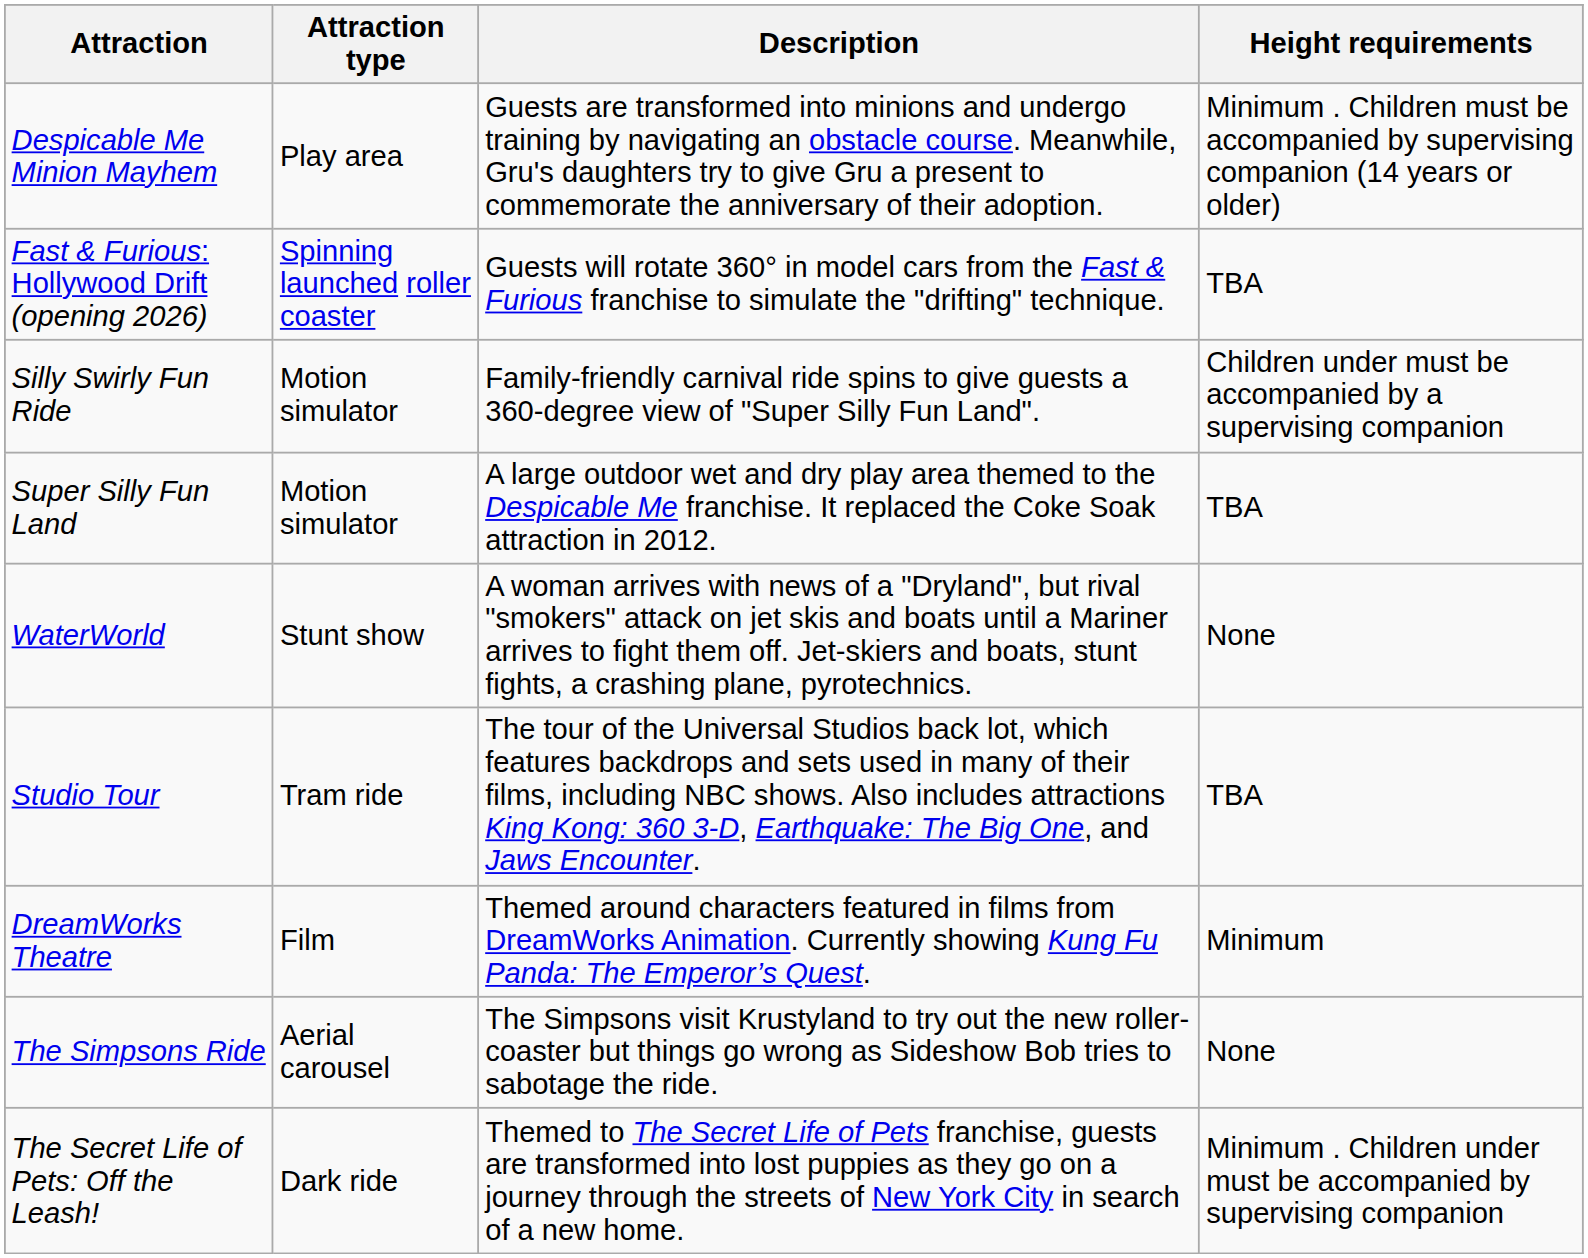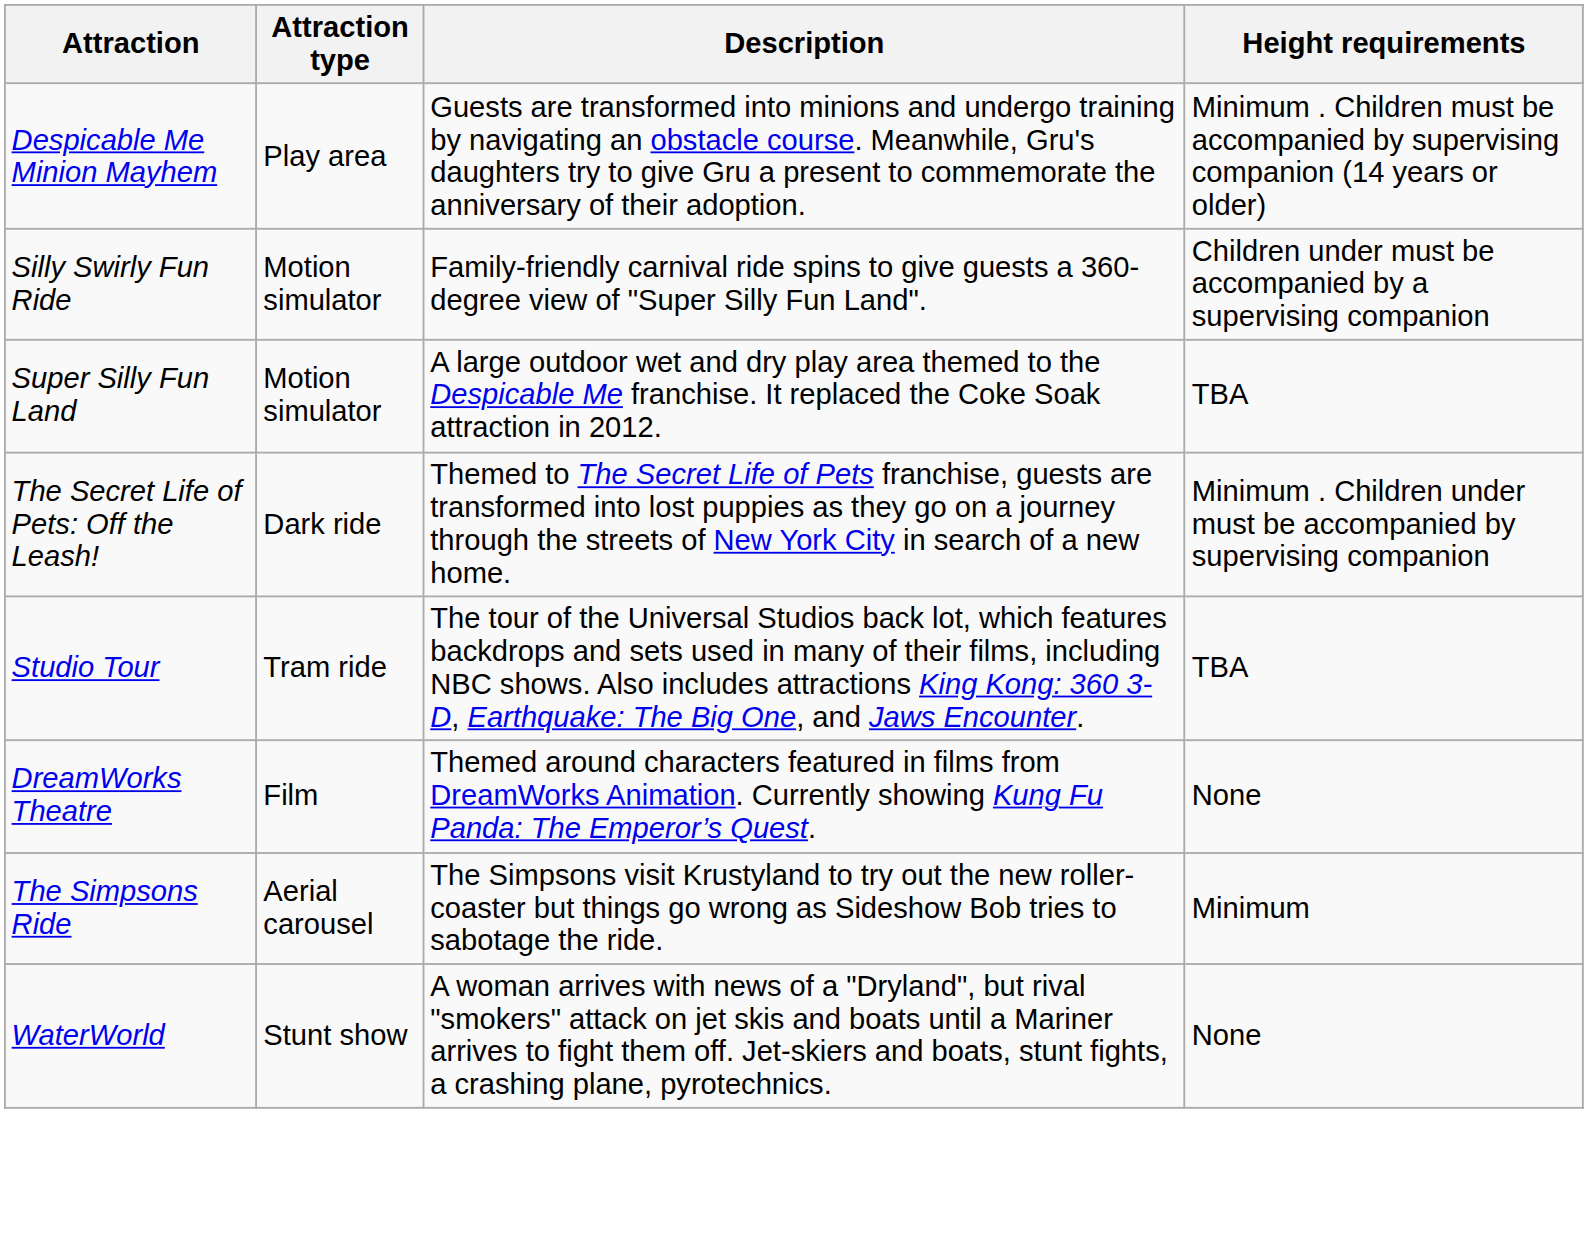- row: (110, 283)
rows swapped: (127, 1180) <-> (88, 635)
(1265, 940) Minimum -> (1227, 796) None
(1241, 1052) None -> (1251, 907) Minimum
